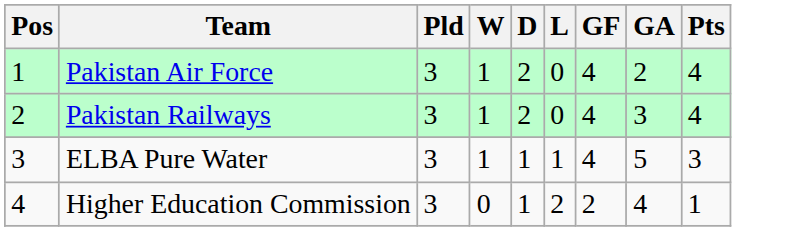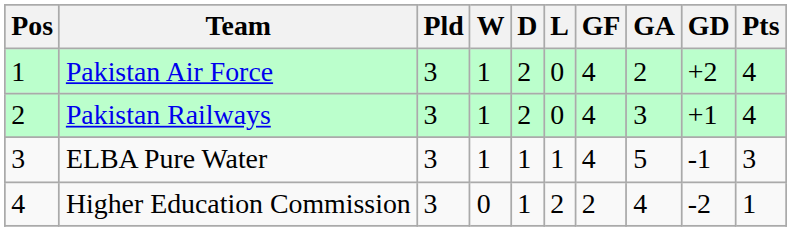+ column: (709, 26)
